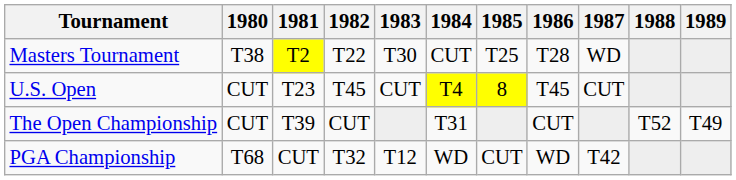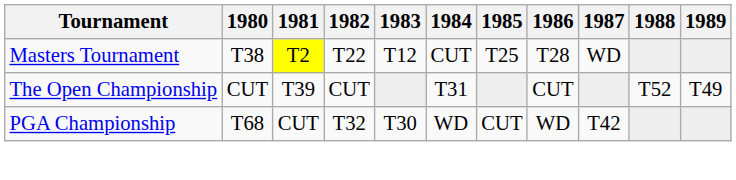(400, 55) T30 -> (400, 55) T12
- row: (53, 89)
(400, 158) T12 -> (400, 123) T30
